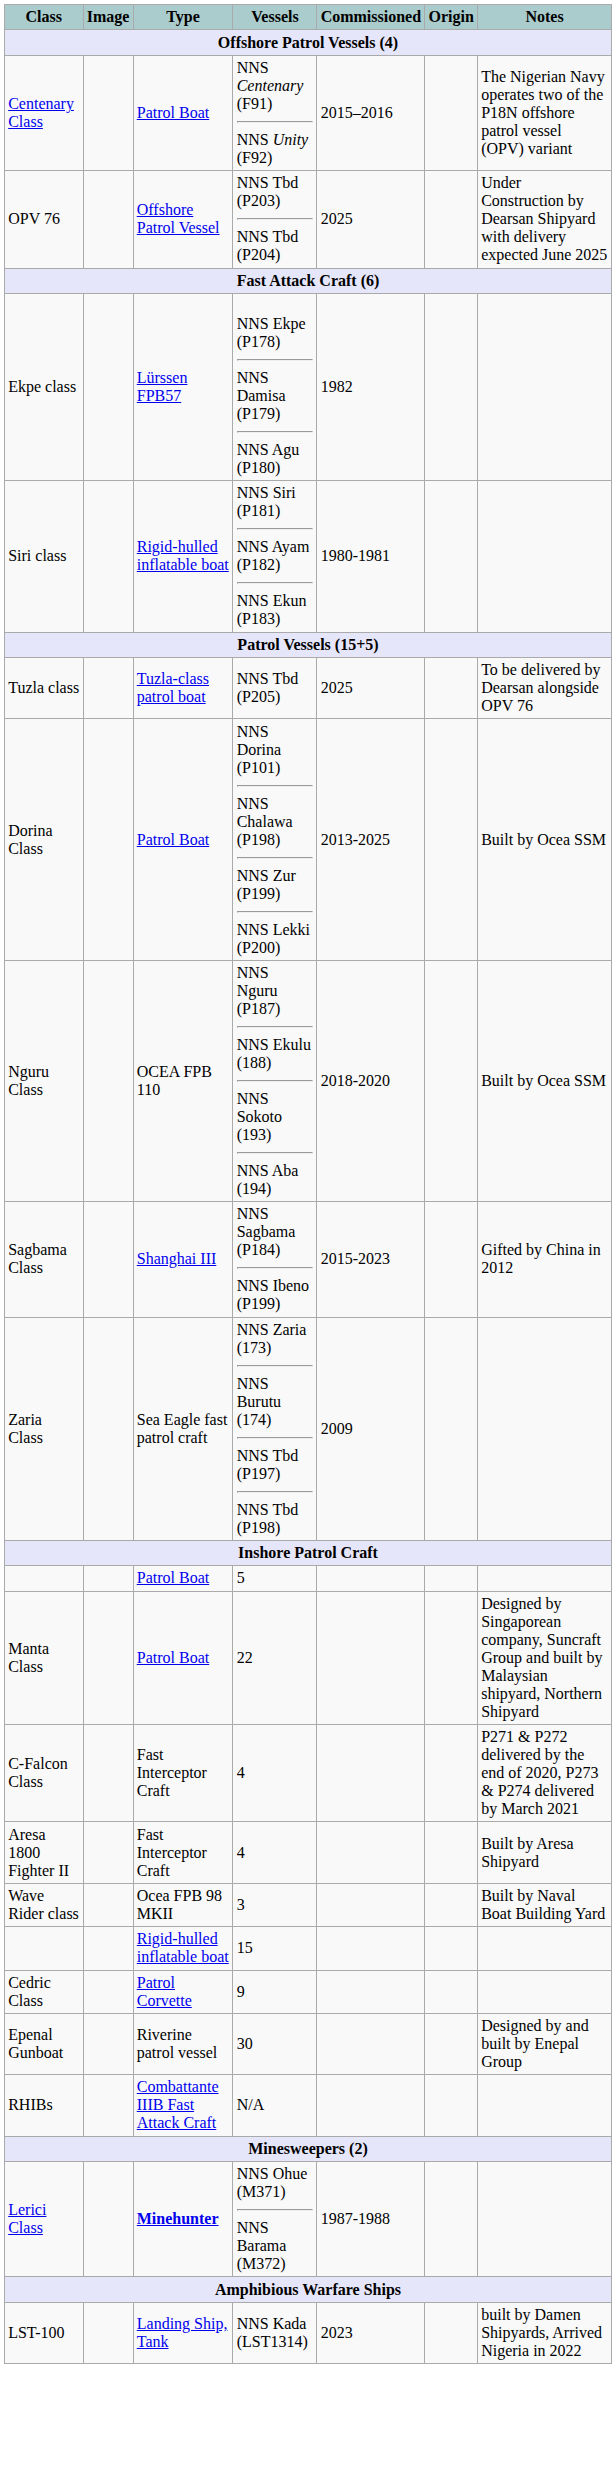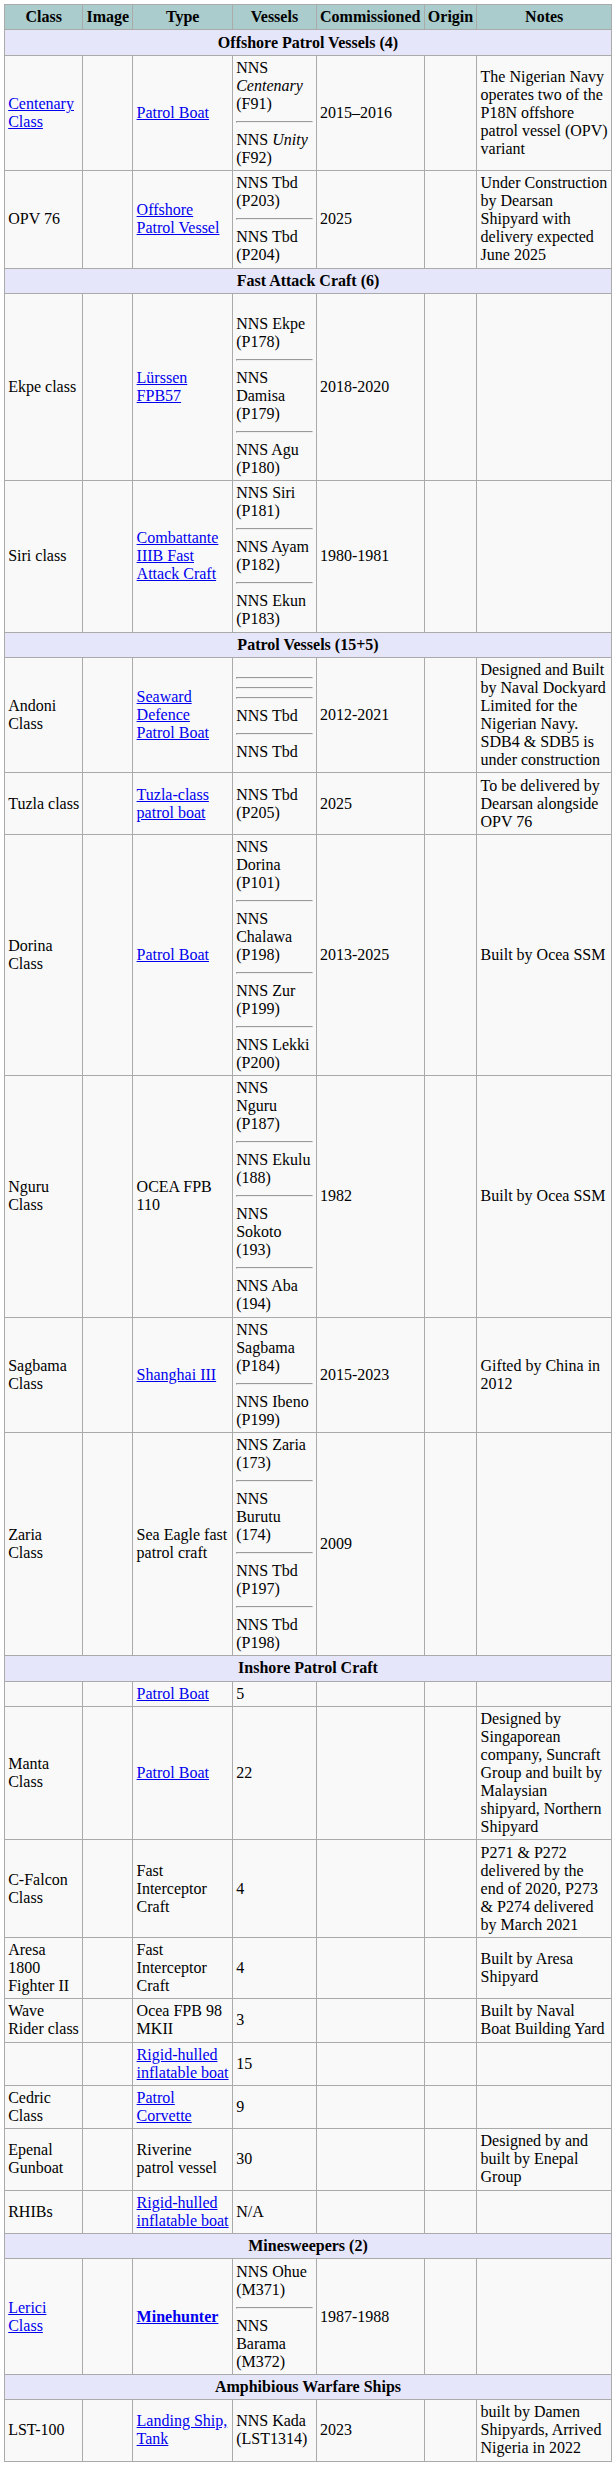(337, 387) 1982 -> (355, 387) 2018-2020
(183, 556) Rigid-hulled inflatable boat -> (177, 556) Combattante IIIB Fast Attack Craft
+ row: (32, 715)
(355, 1080) 2018-2020 -> (336, 1196) 1982
(178, 2105) Combattante IIIB Fast Attack Craft -> (183, 2211) Rigid-hulled inflatable boat
